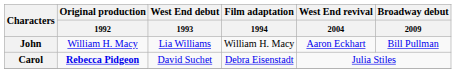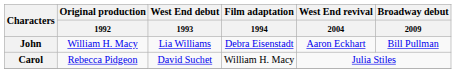(259, 44) William H. Macy -> (259, 44) Debra Eisenstadt
(103, 60) bold -> (103, 60) normal
(259, 60) Debra Eisenstadt -> (259, 60) William H. Macy
